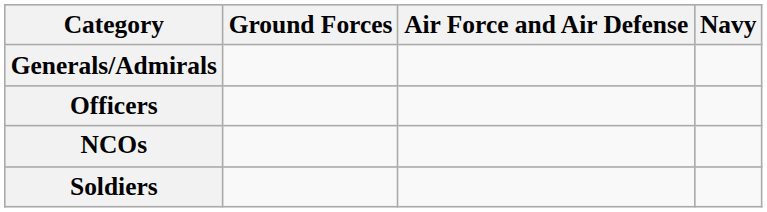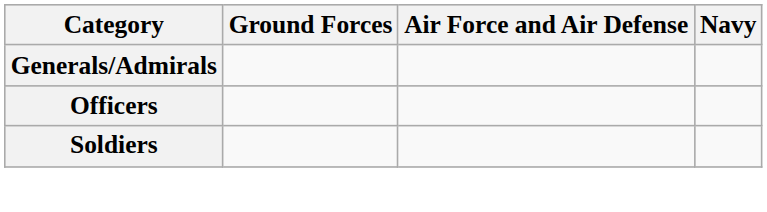- row: (114, 145)
